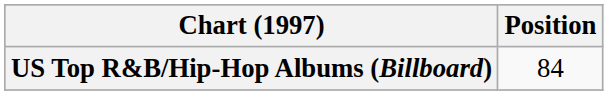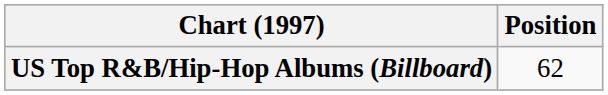(550, 68) 84 -> (550, 68) 62
